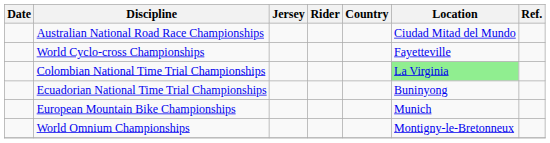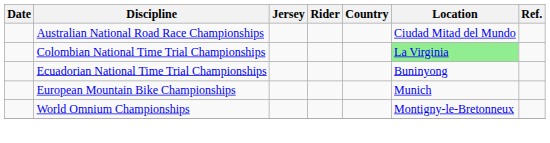- row: (121, 52)
